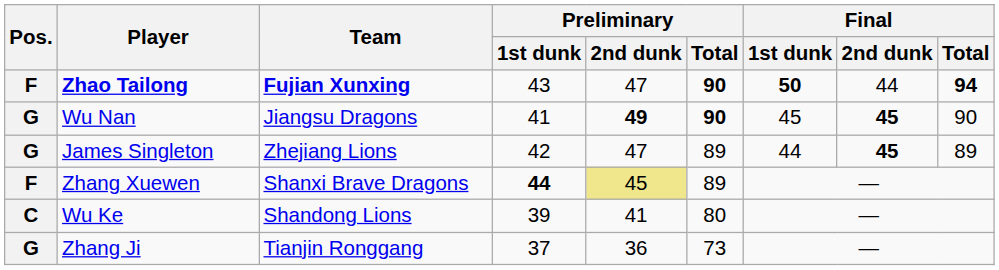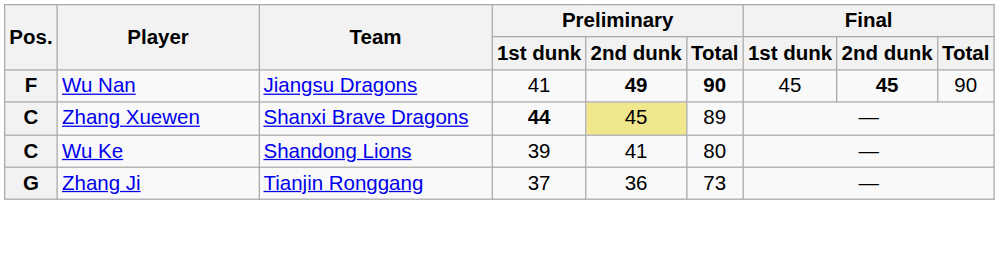- row: (125, 85)
(31, 118) G -> (31, 85) F
- row: (138, 150)
(31, 183) F -> (31, 118) C
